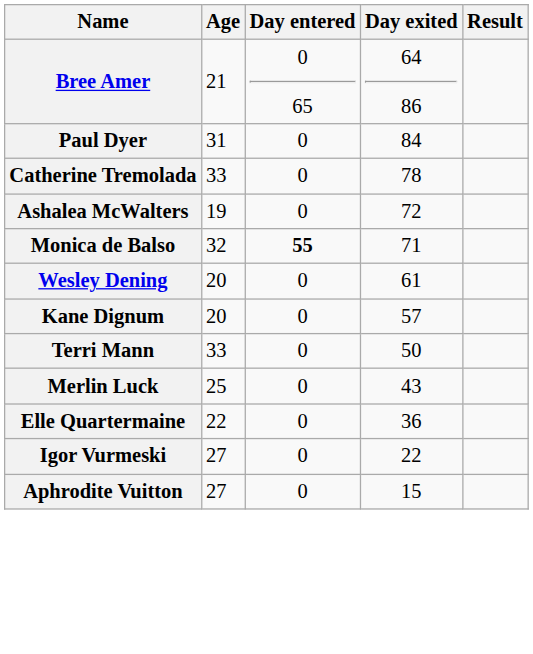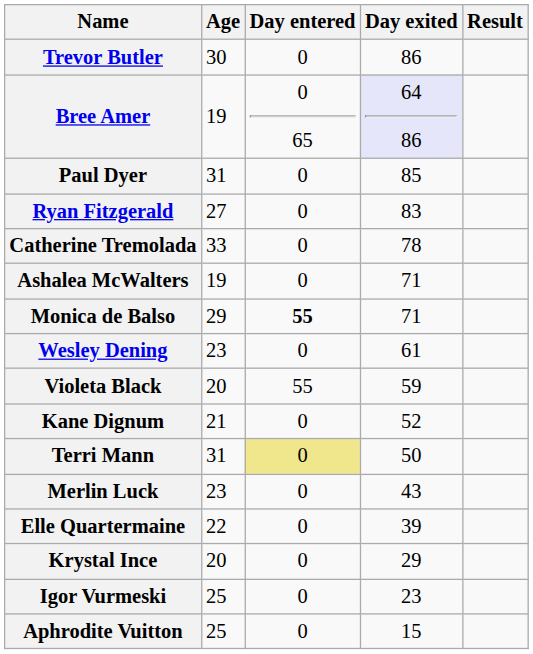+ row: (103, 57)
(216, 81) 21 -> (216, 116) 19
(411, 81) no background -> (411, 116) lavender background
(411, 140) 84 -> (411, 175) 85
+ row: (103, 210)
(411, 210) 72 -> (411, 280) 71
(216, 245) 32 -> (216, 315) 29
(216, 280) 20 -> (216, 350) 23
+ row: (103, 386)
(216, 315) 20 -> (216, 421) 21
(411, 315) 57 -> (411, 421) 52
(216, 350) 33 -> (216, 456) 31
(302, 350) no background -> (302, 456) khaki background
(216, 386) 25 -> (216, 491) 23
(411, 421) 36 -> (411, 526) 39
+ row: (103, 561)
(216, 456) 27 -> (216, 596) 25
(411, 456) 22 -> (411, 596) 23
(216, 491) 27 -> (216, 631) 25
